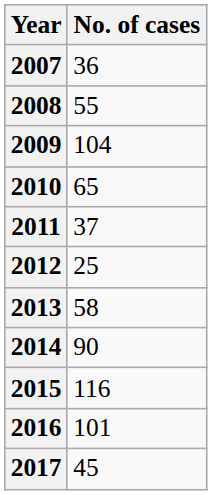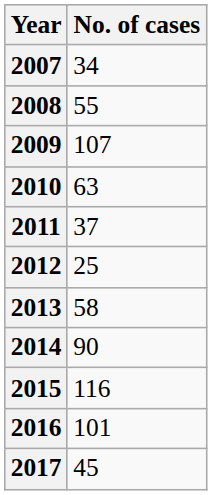(86, 65) 36 -> (86, 65) 34
(92, 145) 104 -> (92, 145) 107
(86, 186) 65 -> (86, 186) 63
